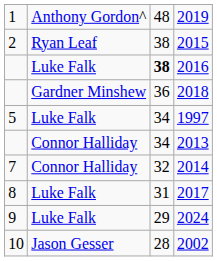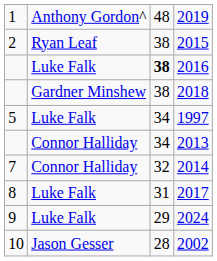(162, 92) 36 -> (162, 92) 38
